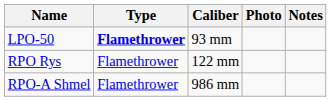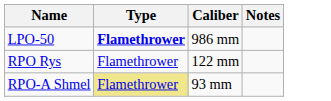- column: (264, 15)
(212, 38) 93 mm -> (215, 38) 986 mm
(138, 84) no background -> (138, 84) khaki background
(215, 84) 986 mm -> (212, 84) 93 mm
